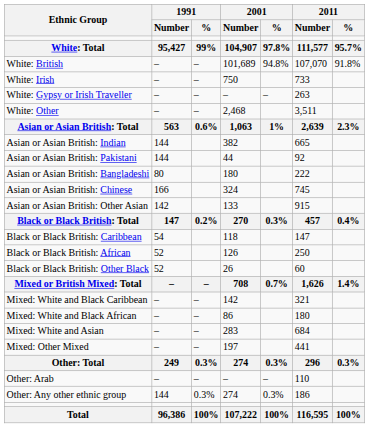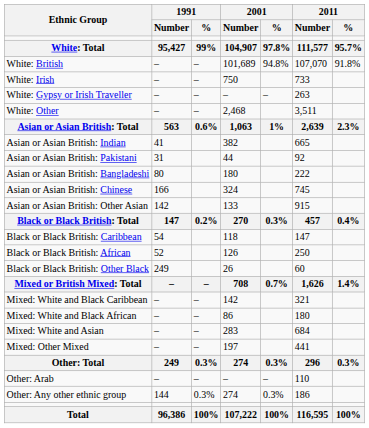(161, 142) 144 -> (159, 142) 41
(161, 158) 144 -> (159, 158) 31
(159, 268) 52 -> (161, 268) 249
